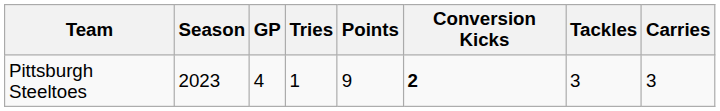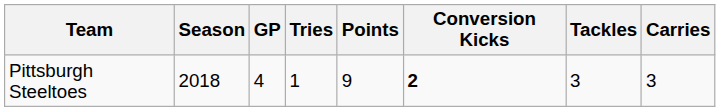(199, 80) 2023 -> (199, 80) 2018
